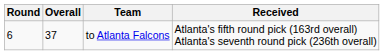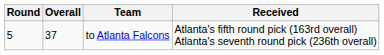(10, 35) 6 -> (10, 35) 5
